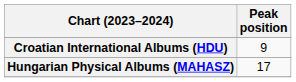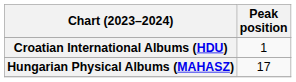(264, 47) 9 -> (264, 47) 1
